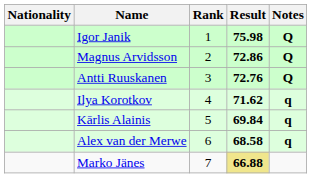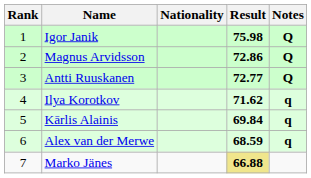columns swapped: (208, 15) <-> (39, 15)
(248, 78) 72.76 -> (248, 78) 72.77
(248, 141) 68.58 -> (248, 141) 68.59
